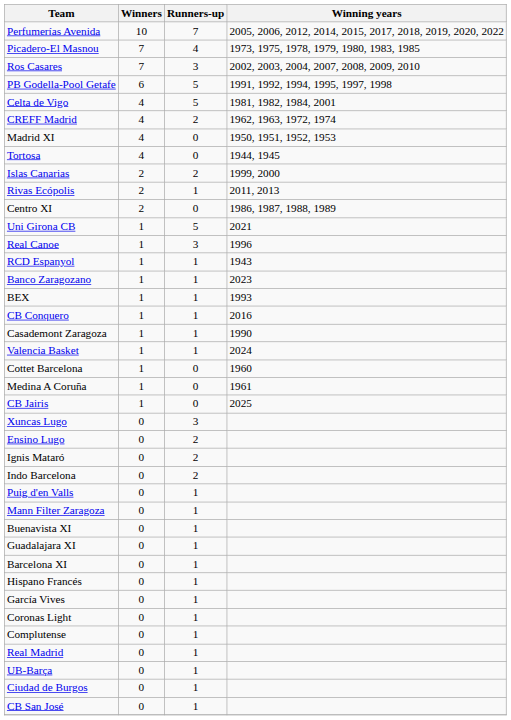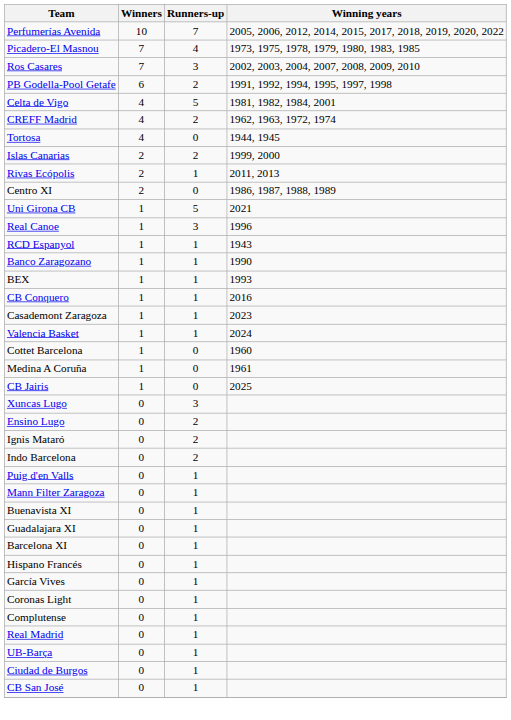(196, 84) 5 -> (196, 84) 2
- row: (31, 137)
(241, 279) 2023 -> (241, 262) 1990
(241, 333) 1990 -> (241, 315) 2023
